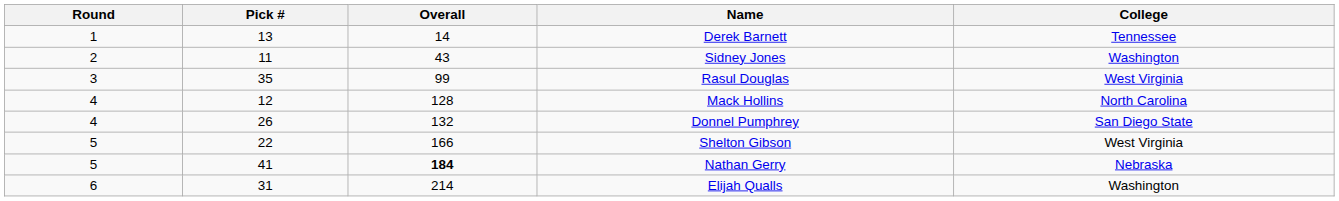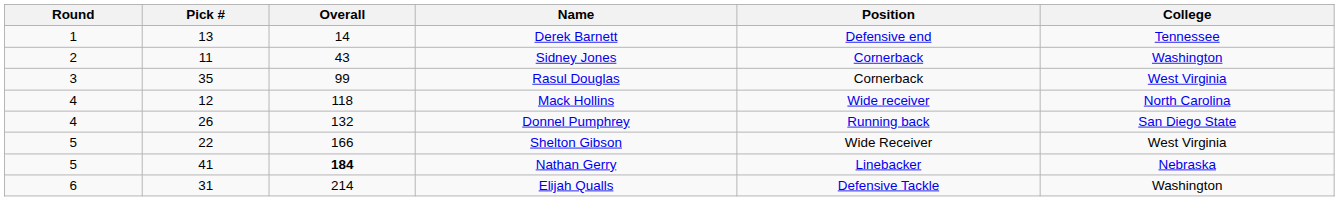+ column: (888, 15)
(442, 100) 128 -> (342, 100) 118
